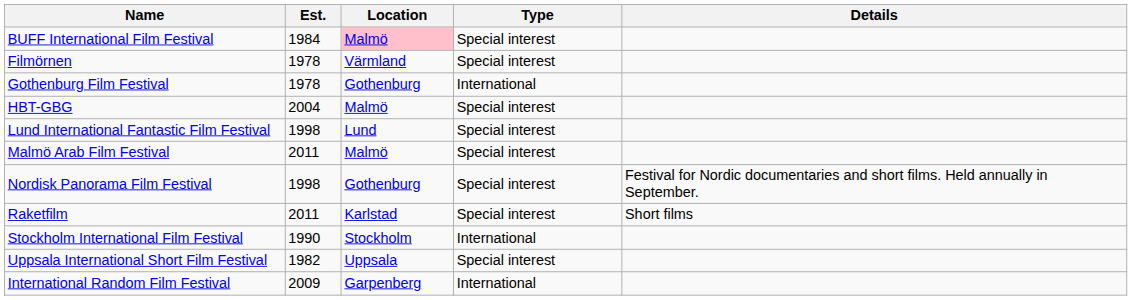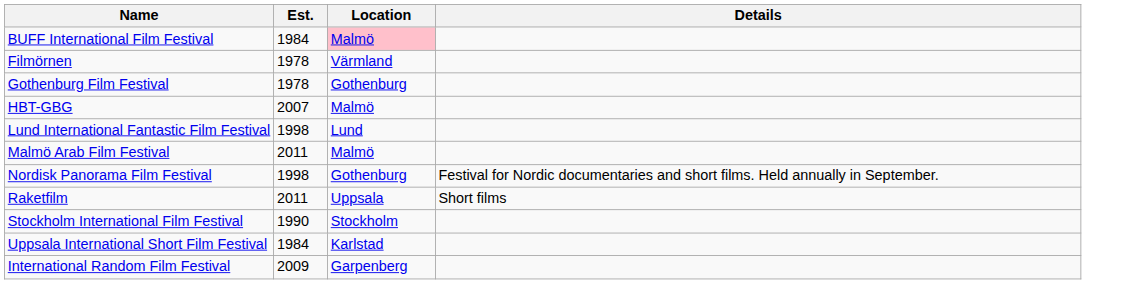- column: (538, 15)
(304, 107) 2004 -> (293, 107) 2007
(371, 214) Karlstad -> (357, 198) Uppsala
(304, 260) 1982 -> (293, 244) 1984
(371, 260) Uppsala -> (357, 244) Karlstad
